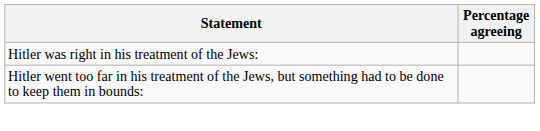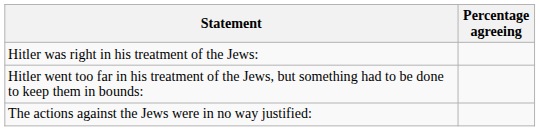+ row: (160, 114)
